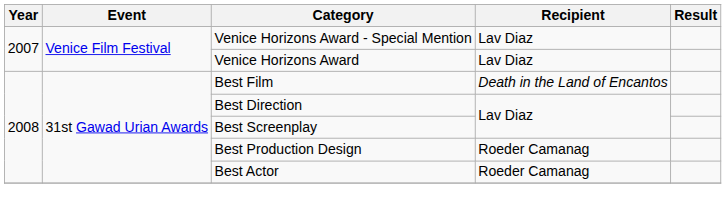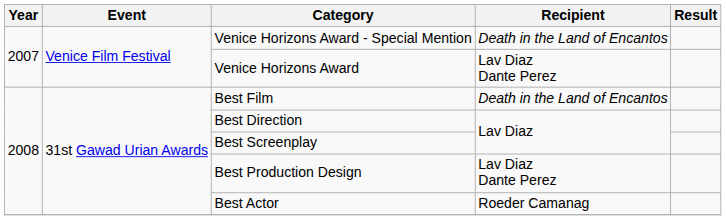(506, 37) Lav Diaz -> (573, 37) Death in the Land of Encantos
(506, 60) Lav Diaz -> (517, 68) Lav Diaz Dante Perez
(534, 149) Roeder Camanag -> (517, 173) Lav Diaz Dante Perez
